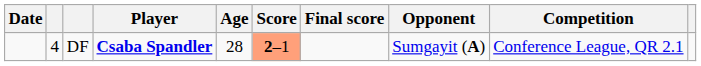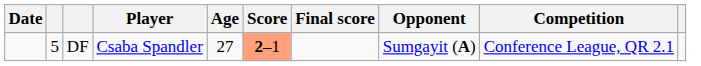(55, 46) 4 -> (55, 46) 5
(154, 46) bold -> (150, 46) normal
(234, 46) 28 -> (225, 46) 27
